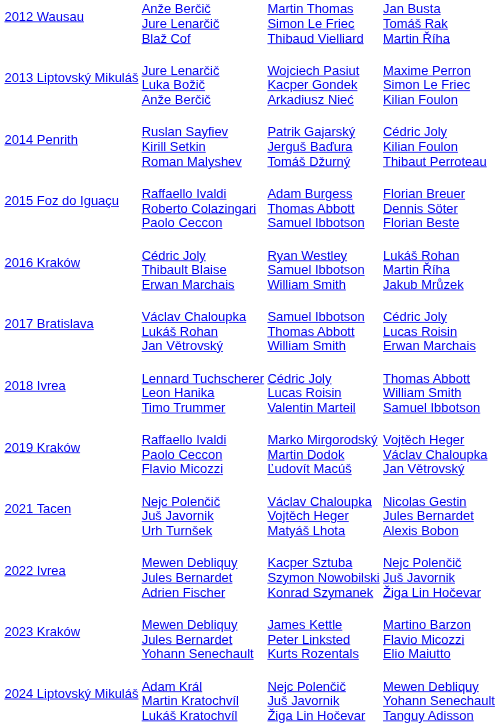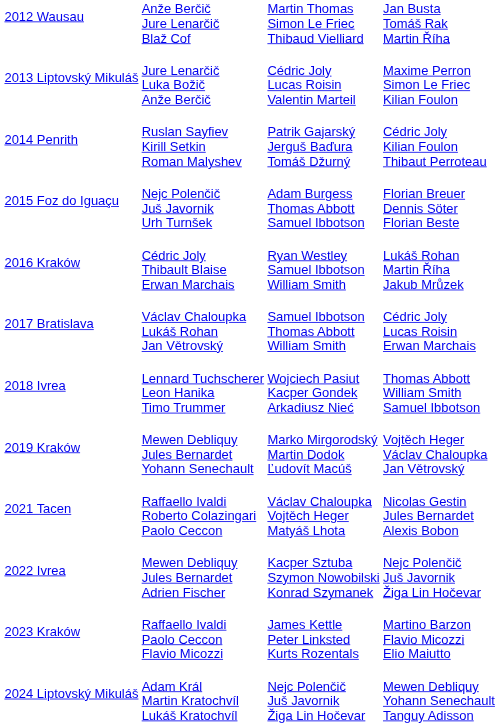(313, 85) Wojciech Pasiut Kacper Gondek Arkadiusz Nieć -> (312, 85) Cédric Joly Lucas Roisin Valentin Marteil
(199, 208) Raffaello Ivaldi Roberto Colazingari Paolo Ceccon -> (181, 208) Nejc Polenčič Juš Javornik Urh Turnšek
(312, 393) Cédric Joly Lucas Roisin Valentin Marteil -> (313, 393) Wojciech Pasiut Kacper Gondek Arkadiusz Nieć
(184, 454) Raffaello Ivaldi Paolo Ceccon Flavio Micozzi -> (198, 454) Mewen Debliquy Jules Bernardet Yohann Senechault
(181, 516) Nejc Polenčič Juš Javornik Urh Turnšek -> (199, 516) Raffaello Ivaldi Roberto Colazingari Paolo Ceccon
(198, 639) Mewen Debliquy Jules Bernardet Yohann Senechault -> (184, 639) Raffaello Ivaldi Paolo Ceccon Flavio Micozzi
